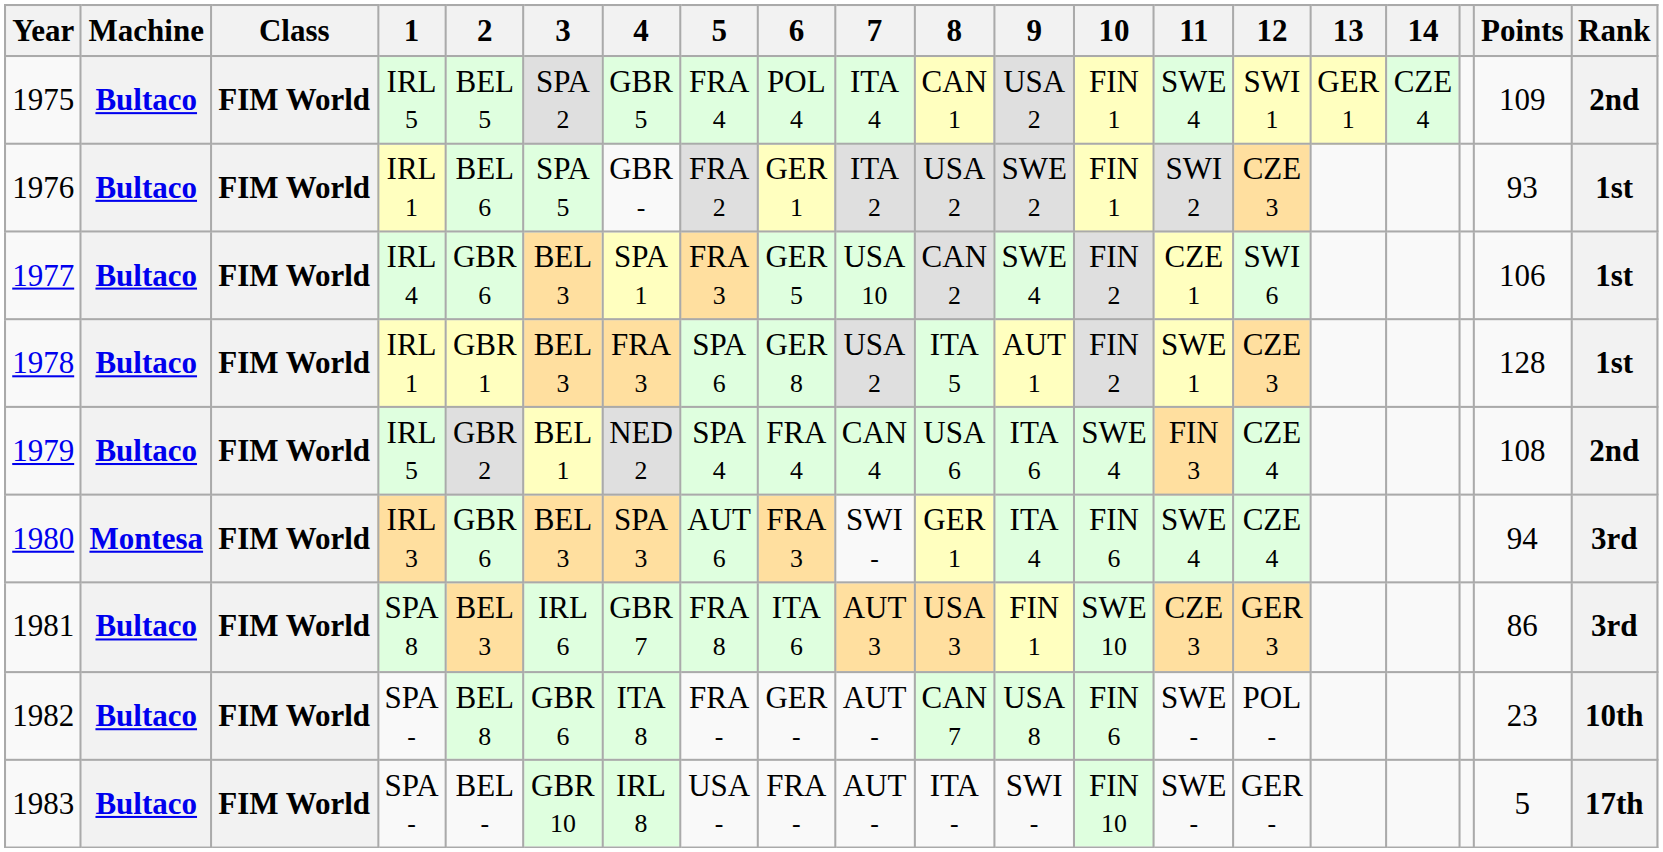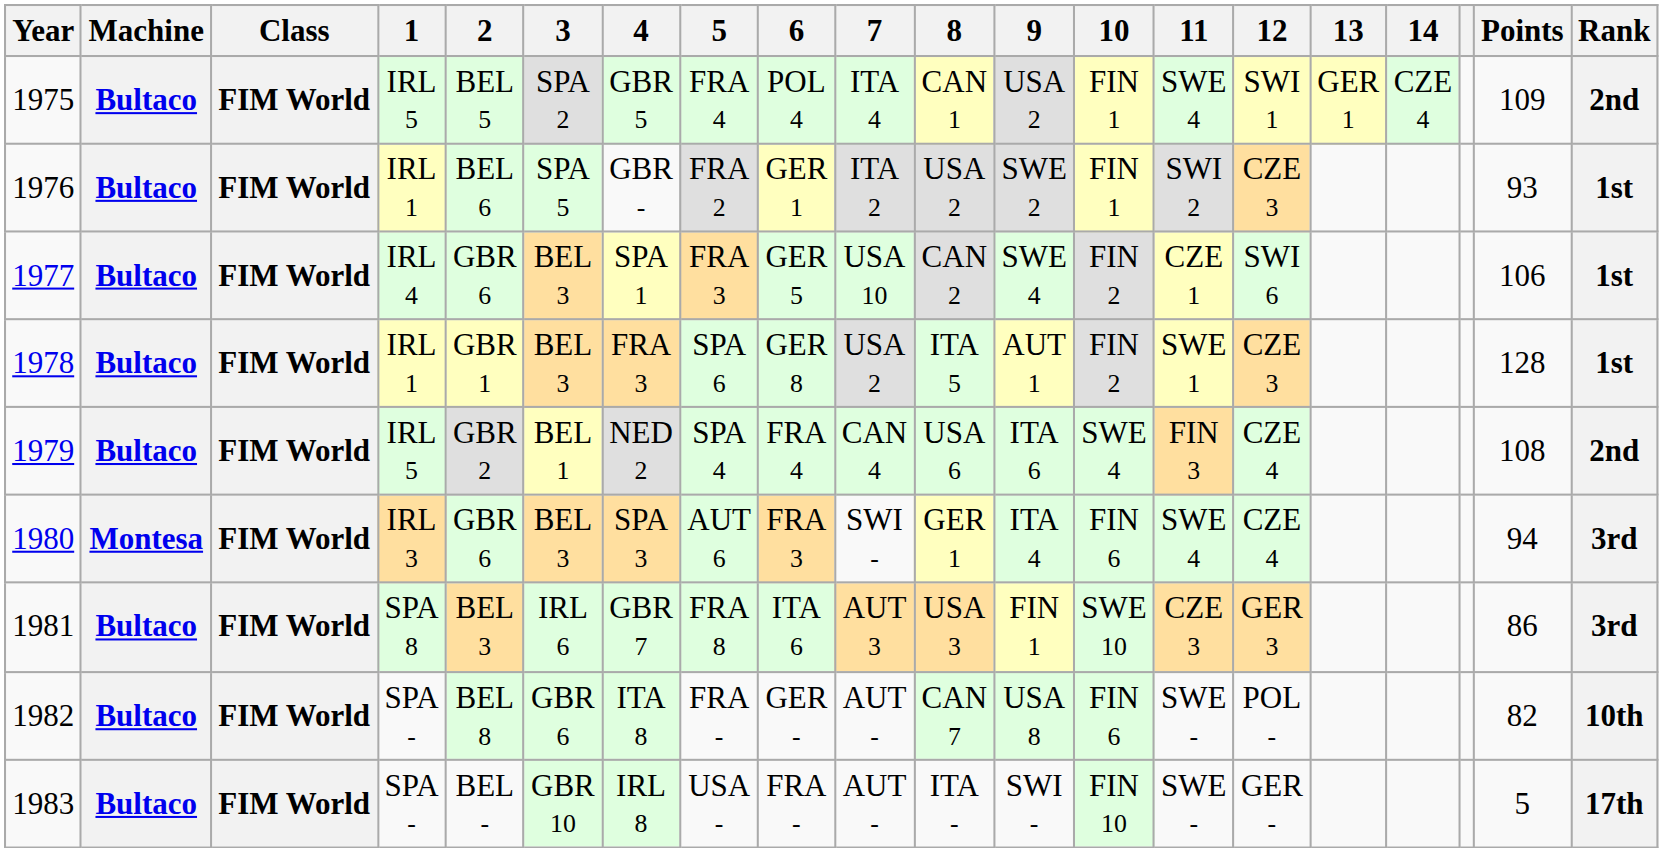(1522, 714) 23 -> (1522, 714) 82
